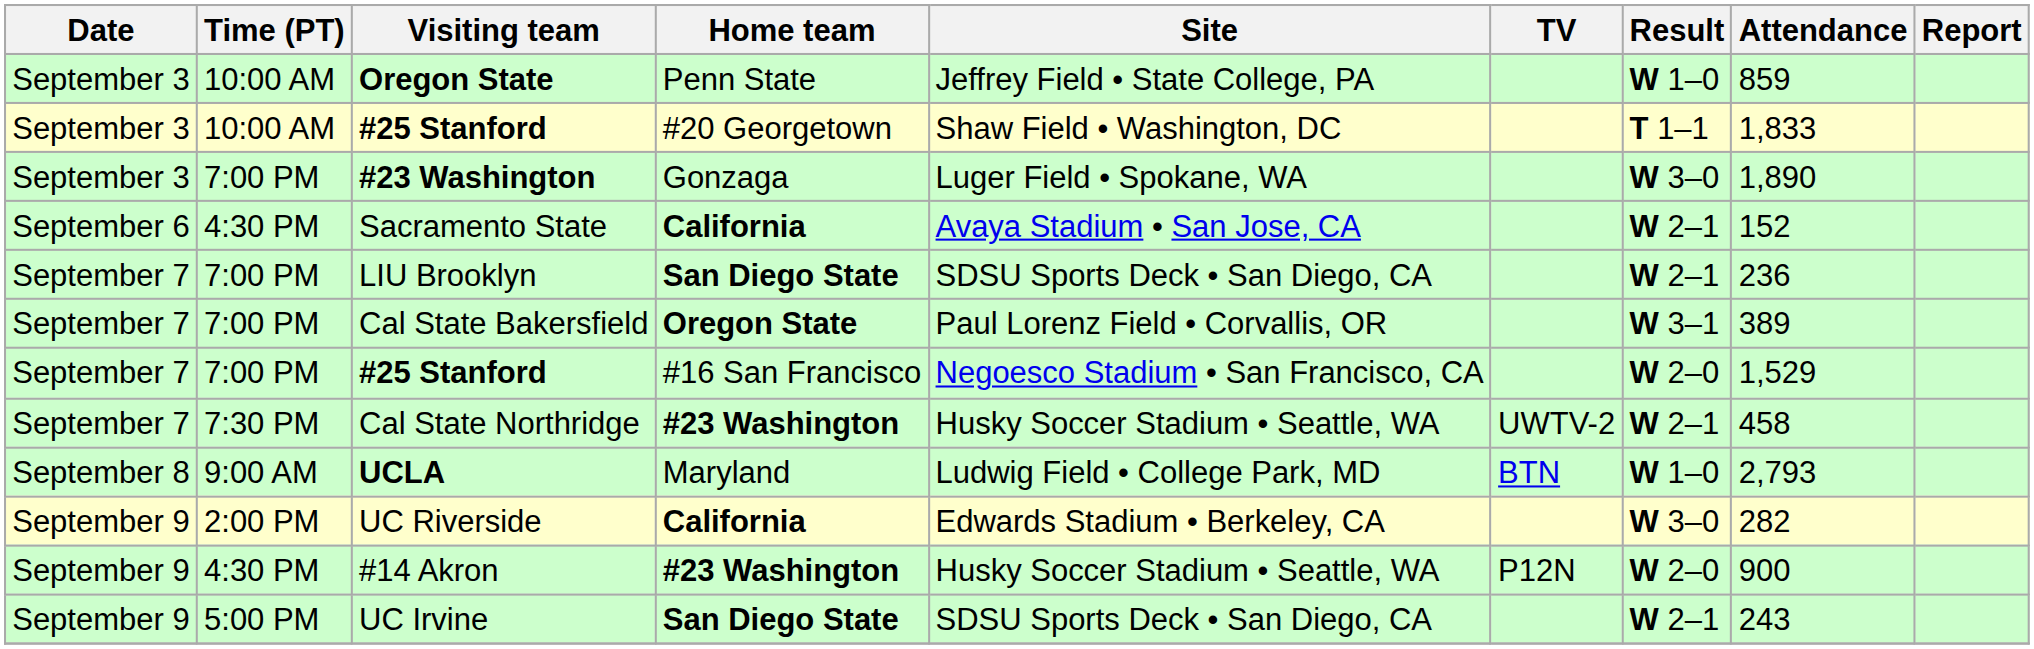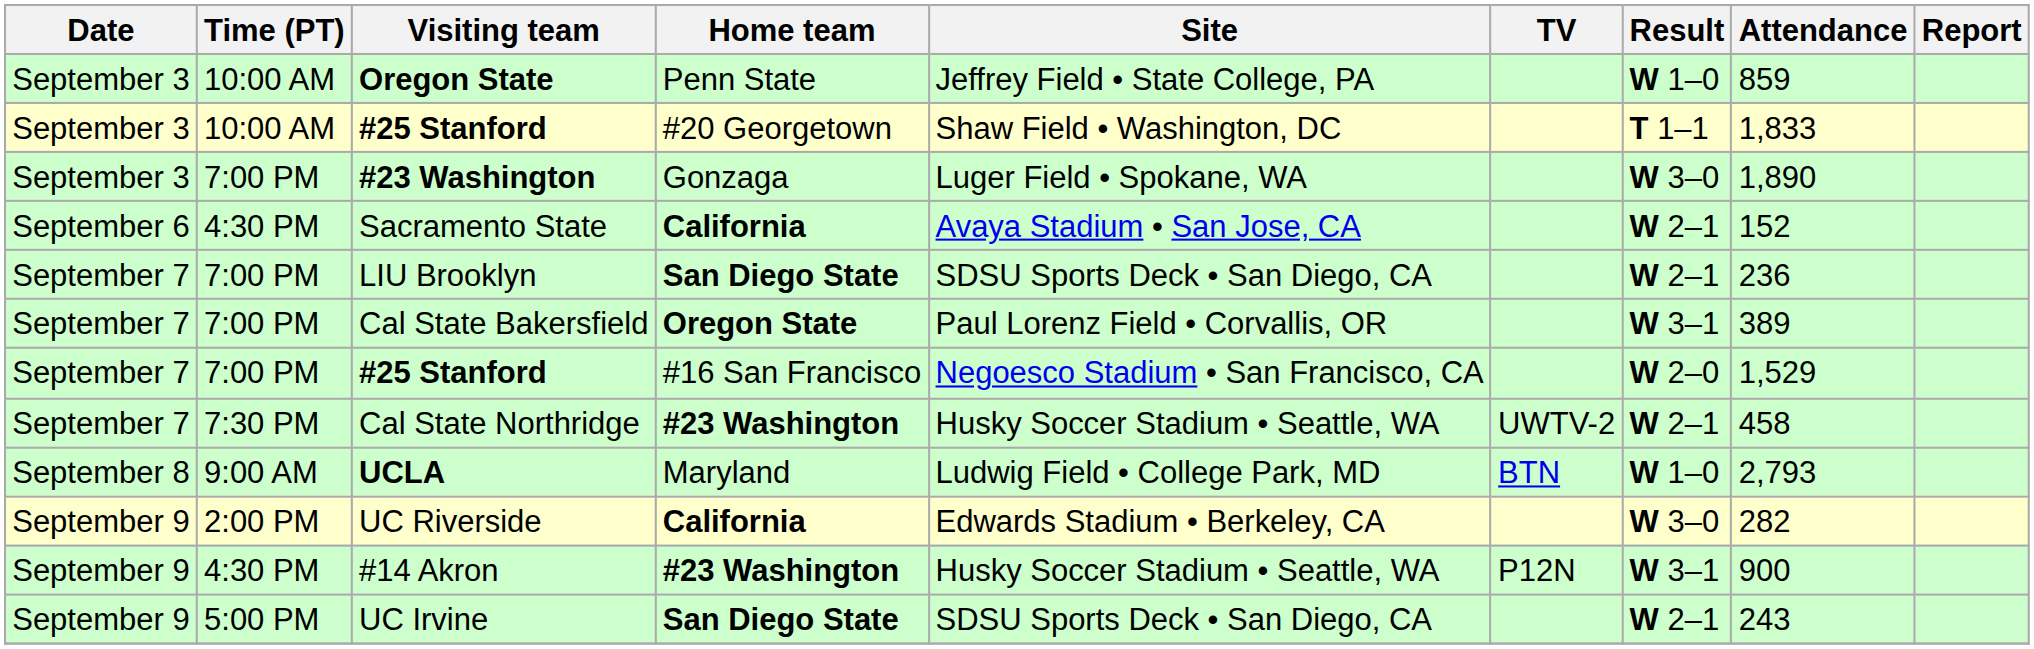(1674, 570) W 2–0 -> (1674, 570) W 3–1
